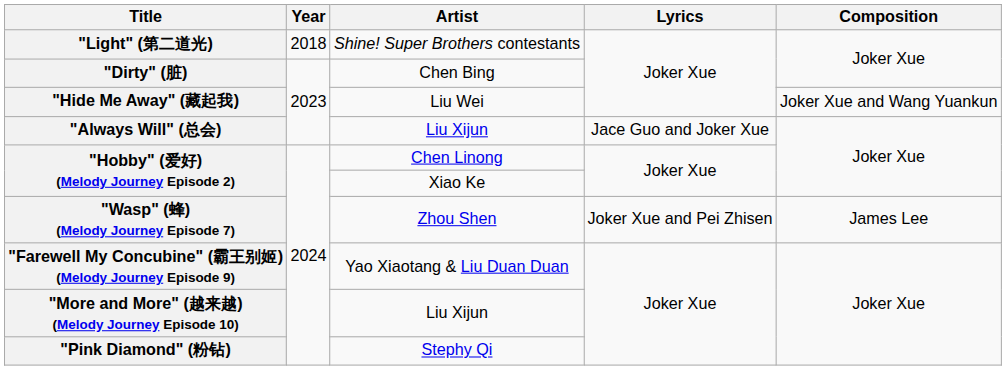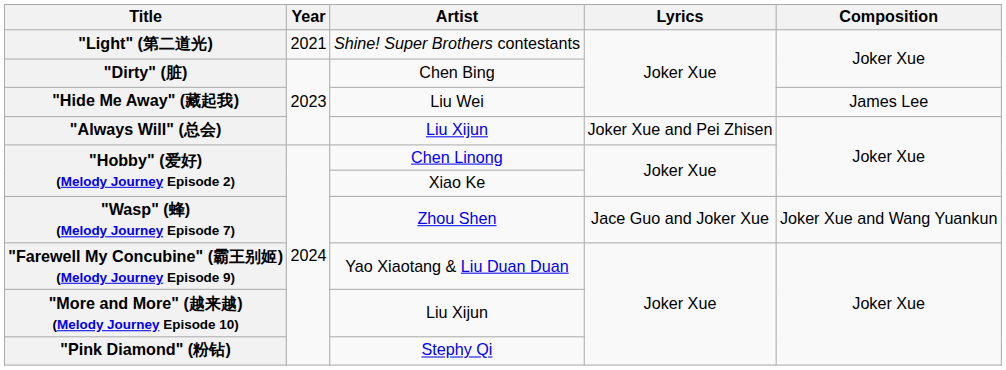(308, 44) 2018 -> (308, 44) 2021
(889, 101) Joker Xue and Wang Yuankun -> (889, 101) James Lee
(680, 130) Jace Guo and Joker Xue -> (680, 130) Joker Xue and Pei Zhisen
(680, 219) Joker Xue and Pei Zhisen -> (680, 219) Jace Guo and Joker Xue
(889, 219) James Lee -> (889, 219) Joker Xue and Wang Yuankun
